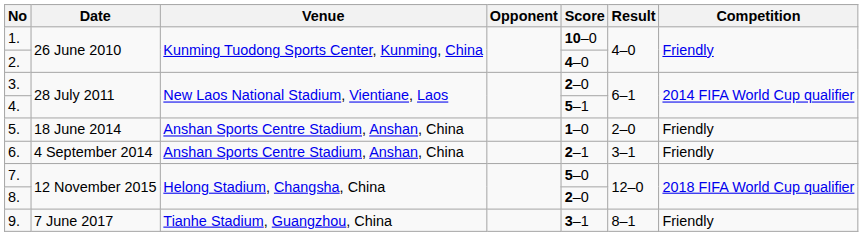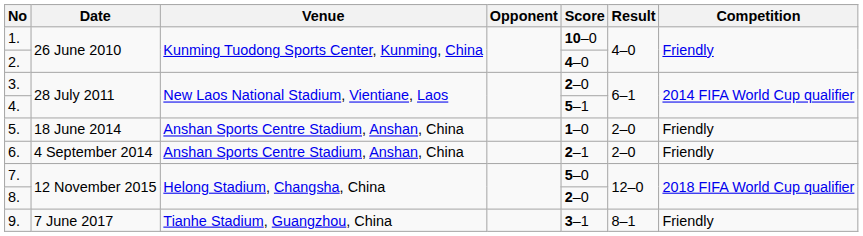(624, 152) 3–1 -> (624, 152) 2–0
